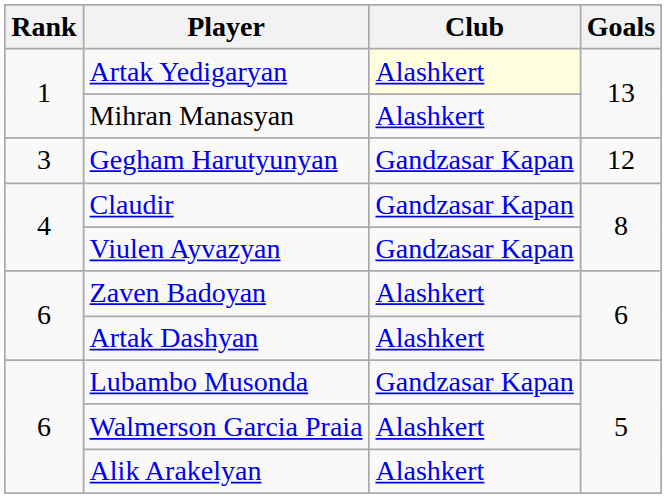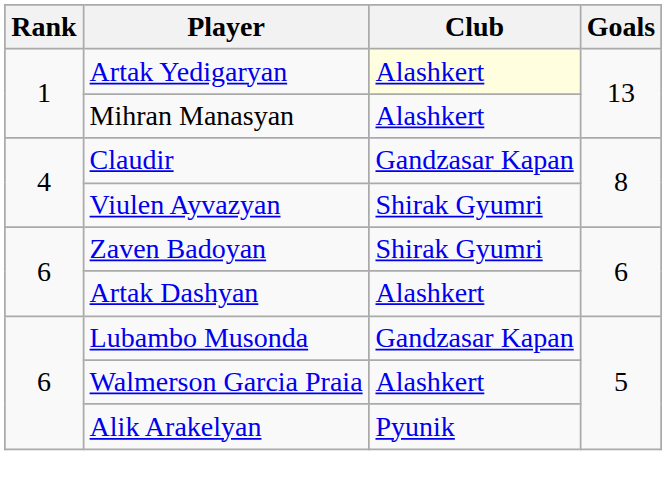- row: (214, 159)
(475, 248) Gandzasar Kapan -> (459, 204) Shirak Gyumri
(430, 293) Alashkert -> (459, 248) Shirak Gyumri
(430, 470) Alashkert -> (415, 426) Pyunik
